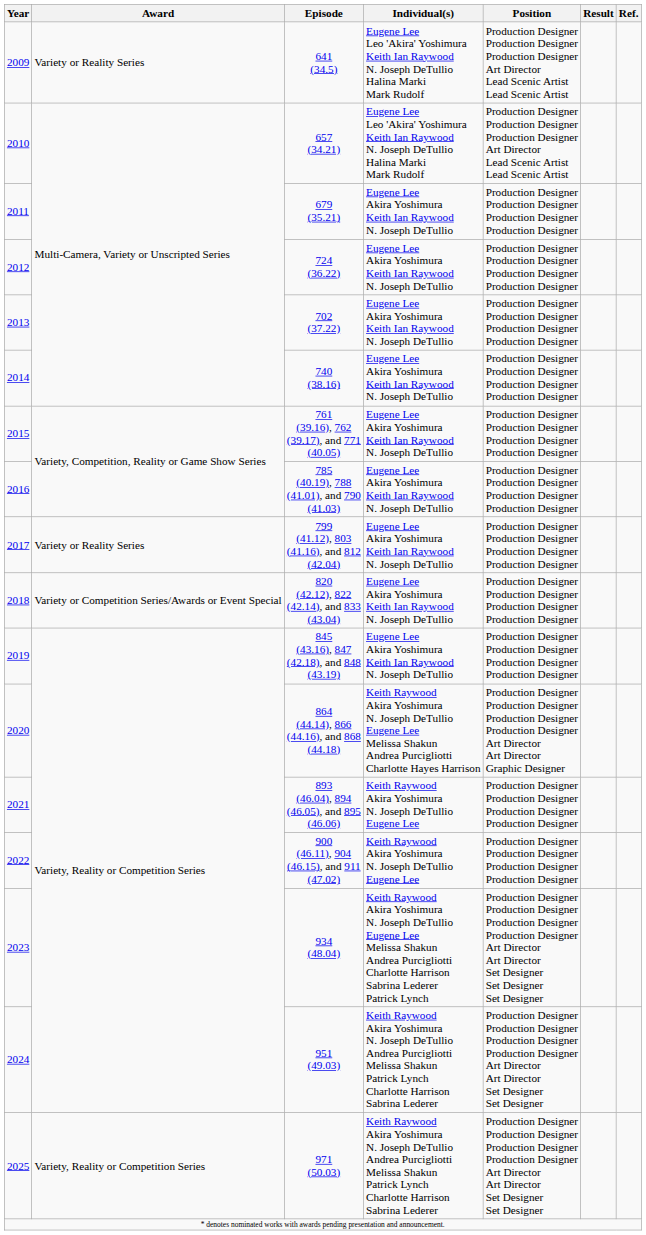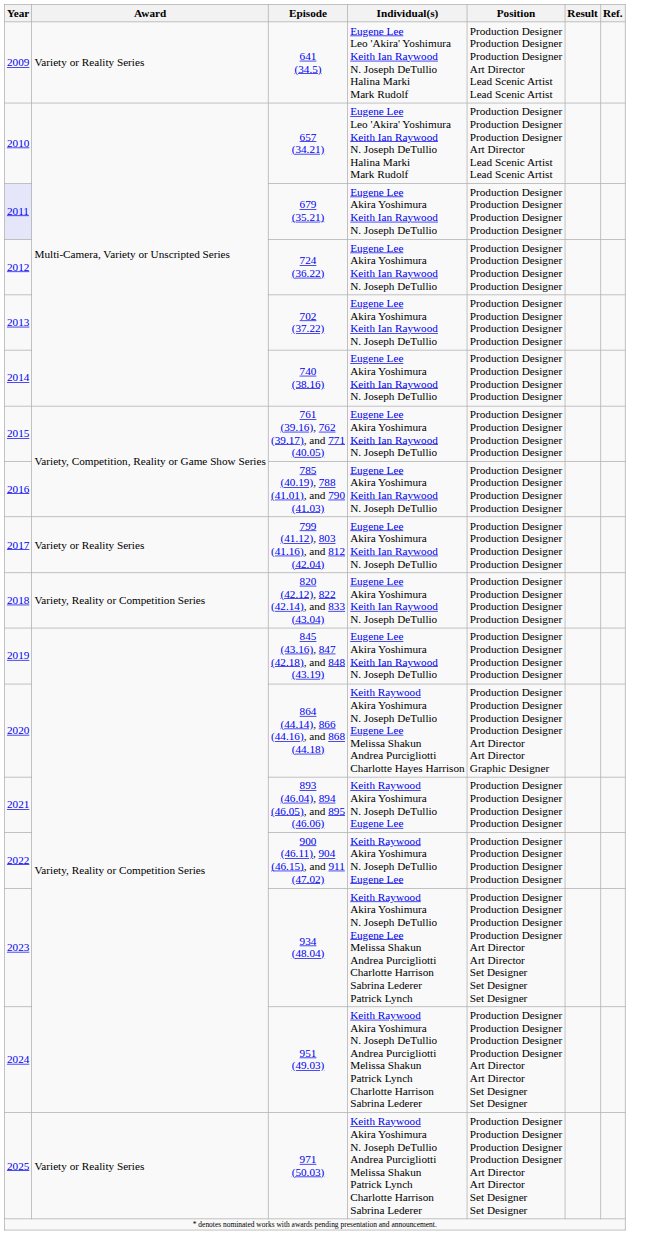(18, 211) no background -> (18, 211) lavender background
(158, 600) Variety or Competition Series/Awards or Event Special -> (120, 600) Variety, Reality or Competition Series
(120, 1165) Variety, Reality or Competition Series -> (89, 1165) Variety or Reality Series
